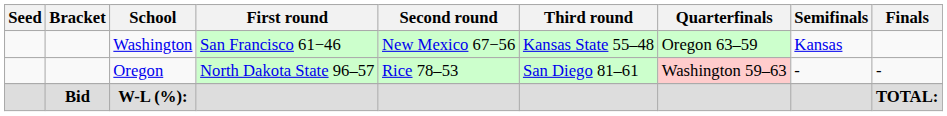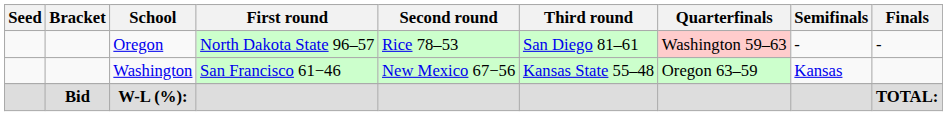rows swapped: (138, 70) <-> (153, 44)
